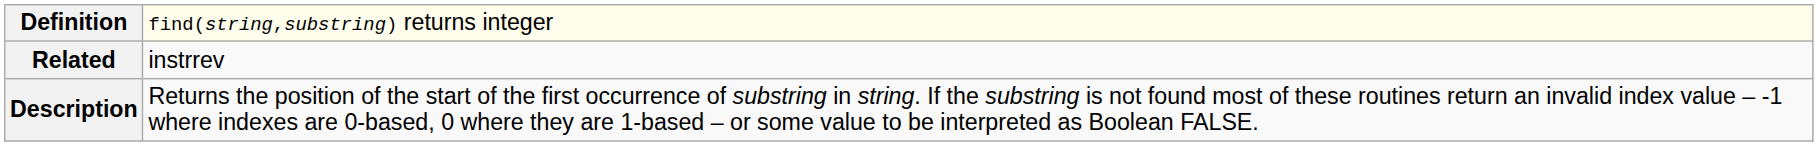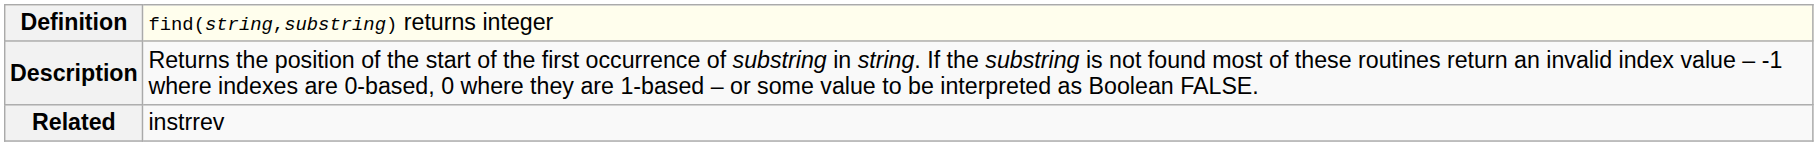rows swapped: (74, 109) <-> (74, 59)
